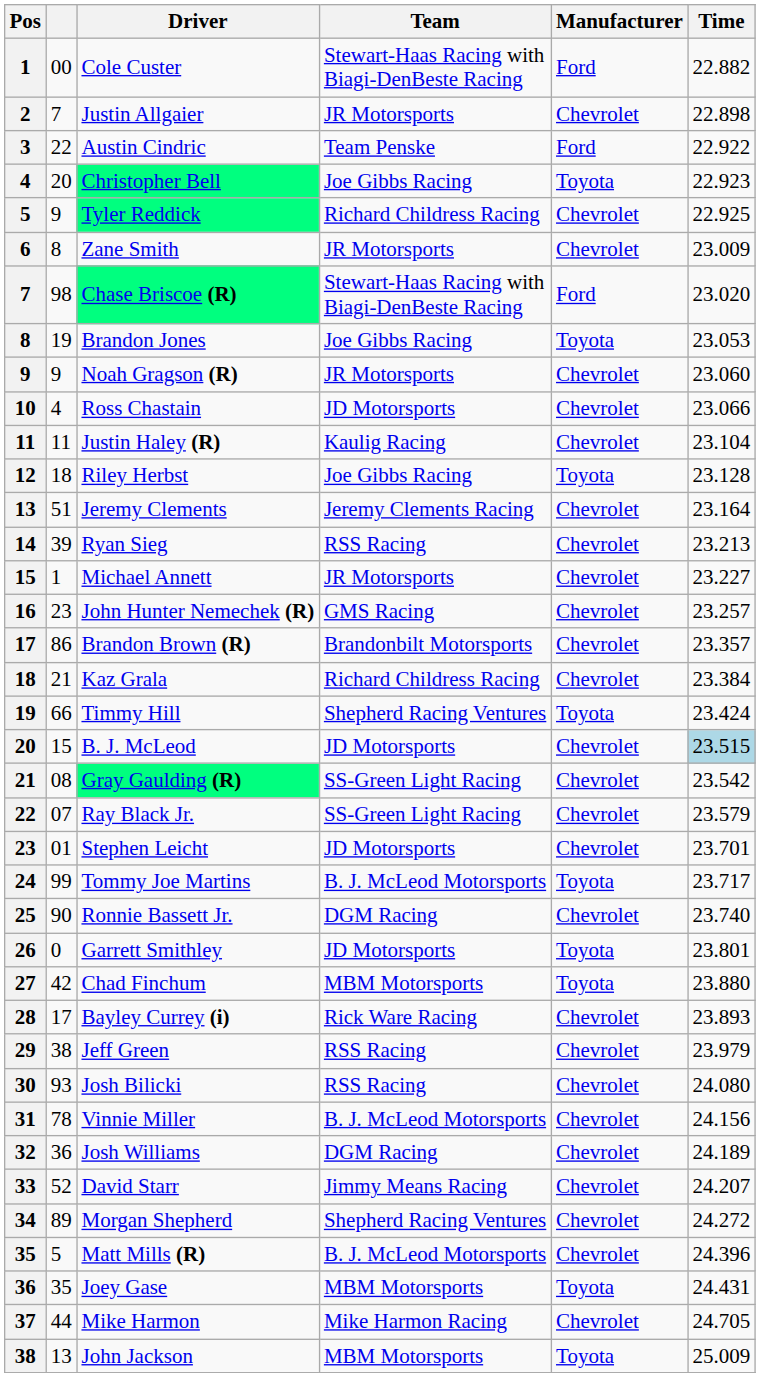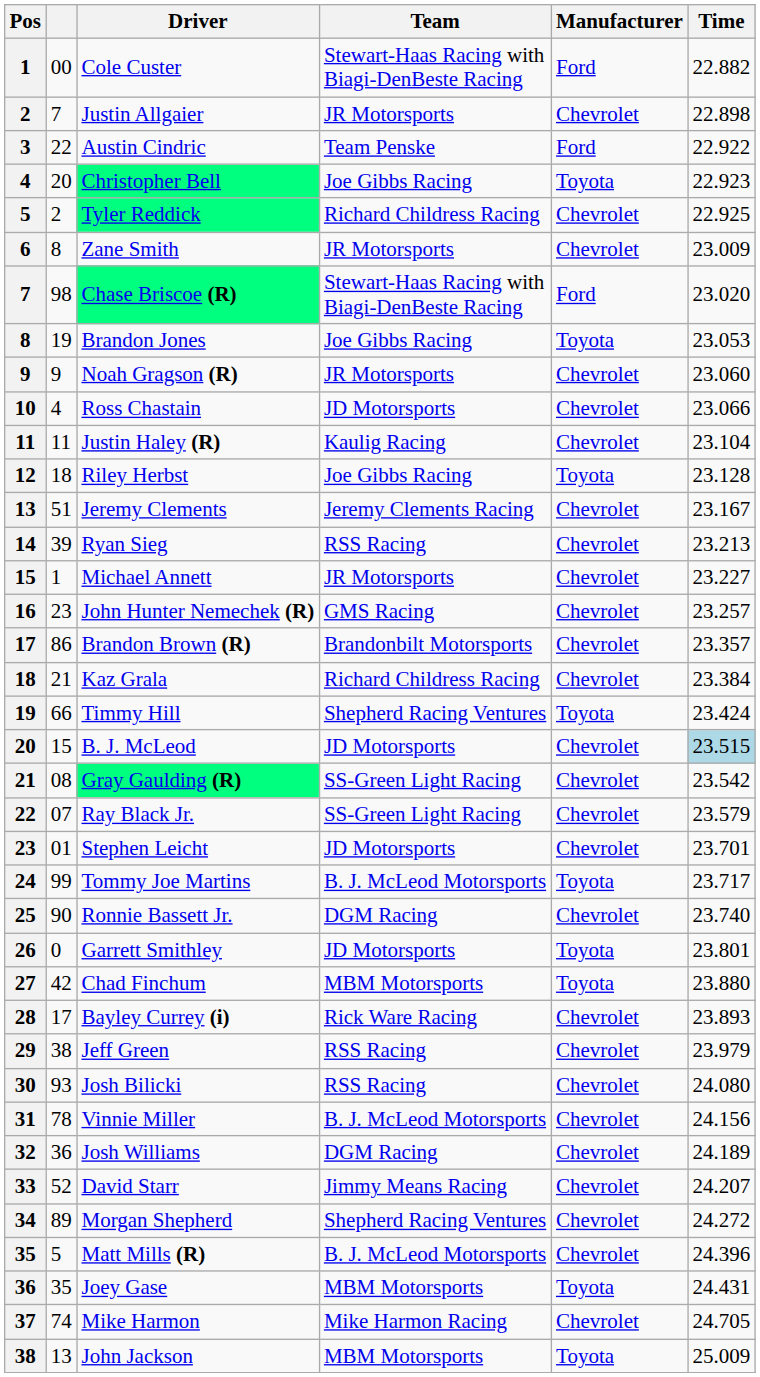(56, 214) 9 -> (56, 214) 2
(721, 509) 23.164 -> (721, 509) 23.167
(61, 1321) 44 -> (61, 1321) 74
